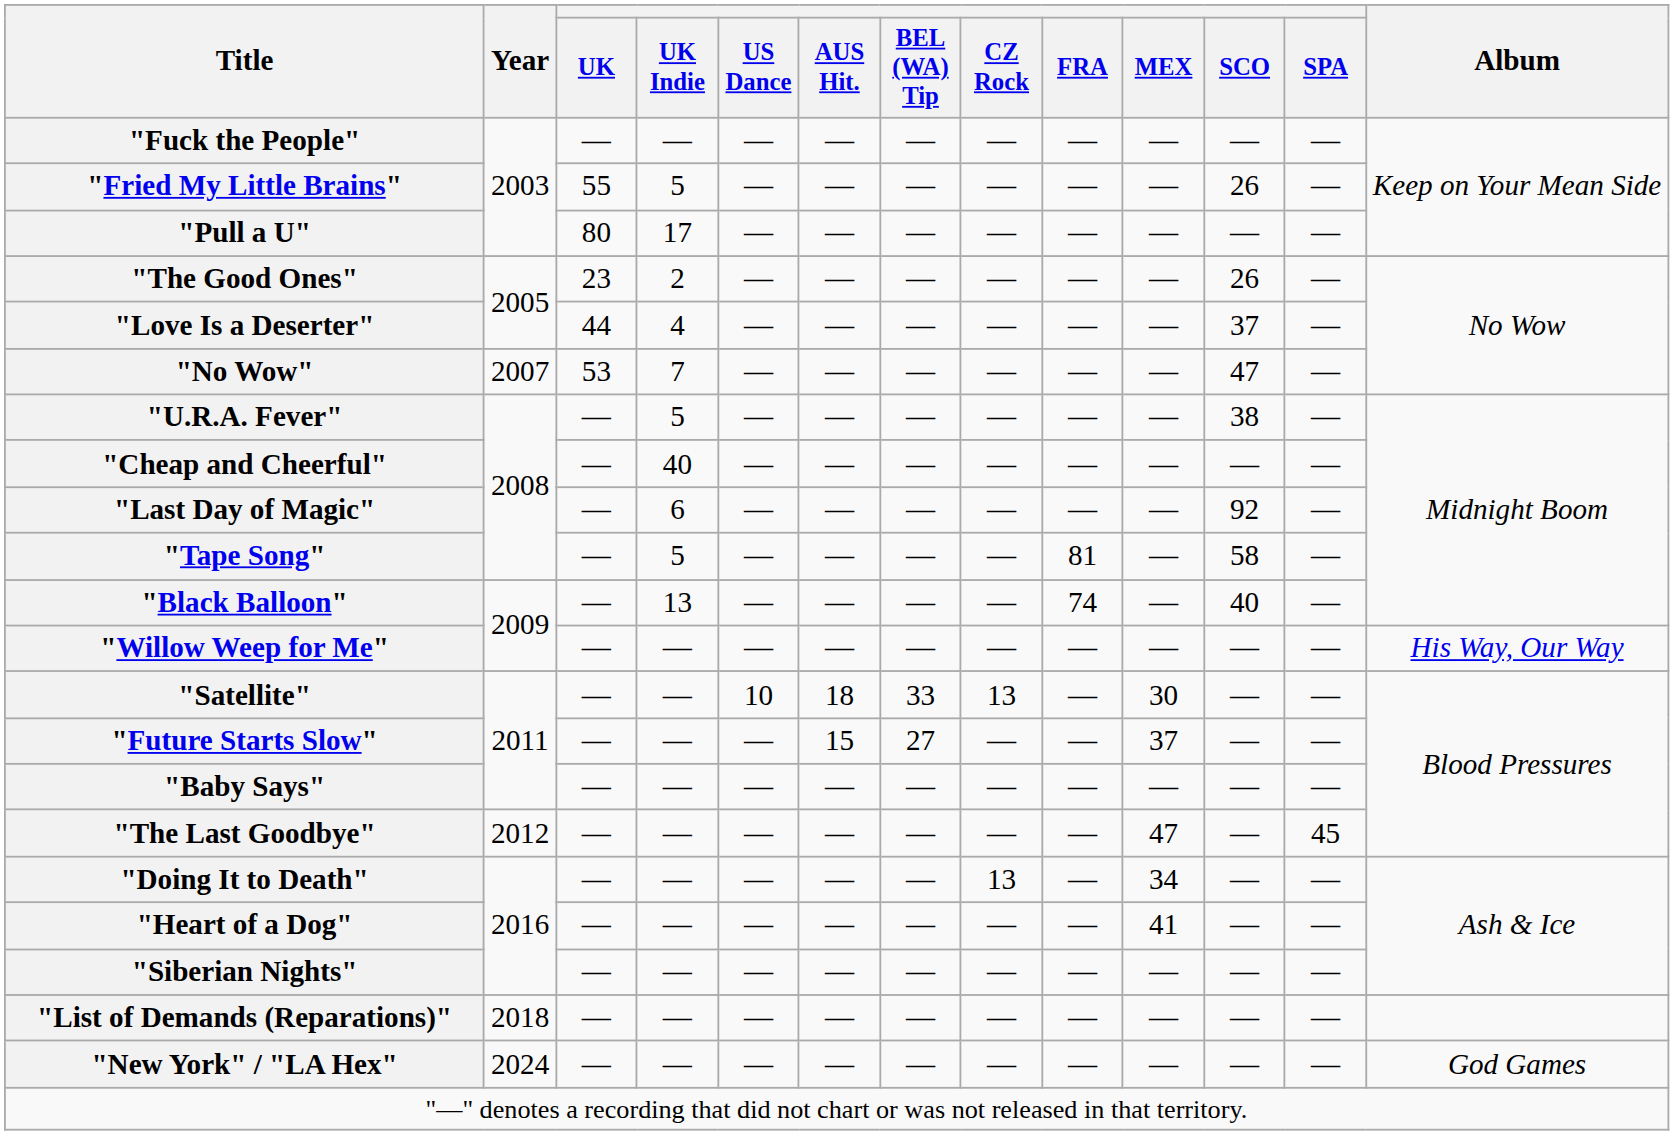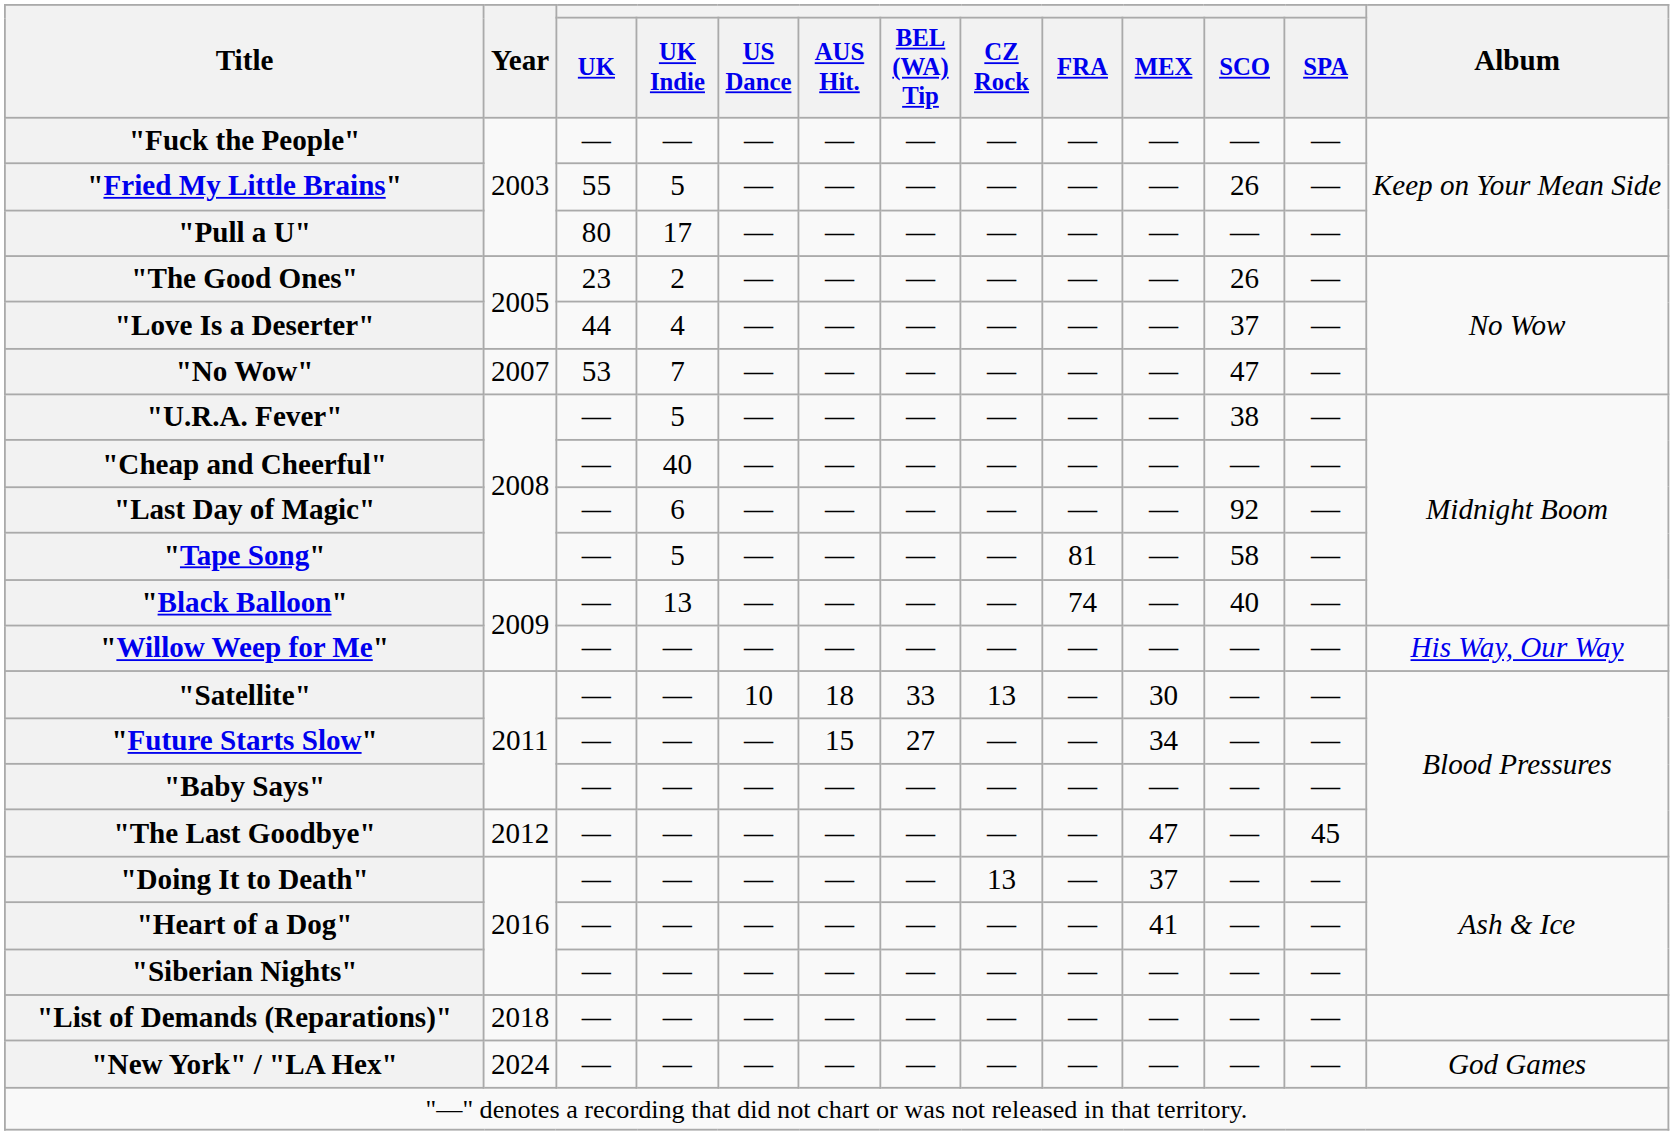(1164, 740) 37 -> (1164, 740) 34
(1164, 879) 34 -> (1164, 879) 37
